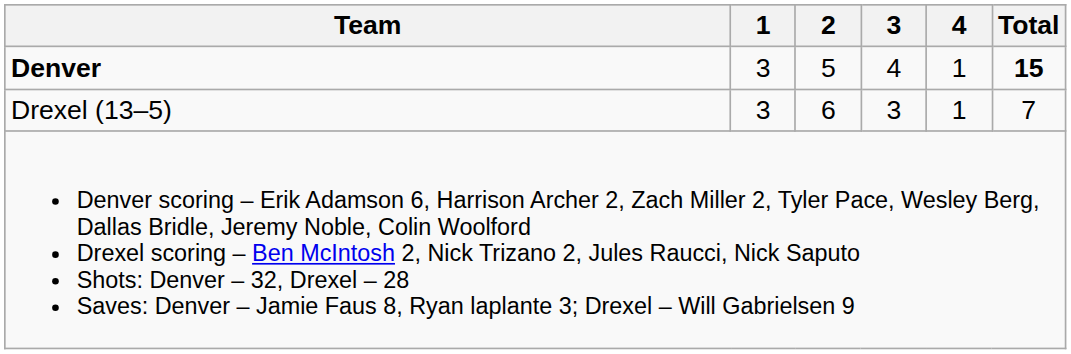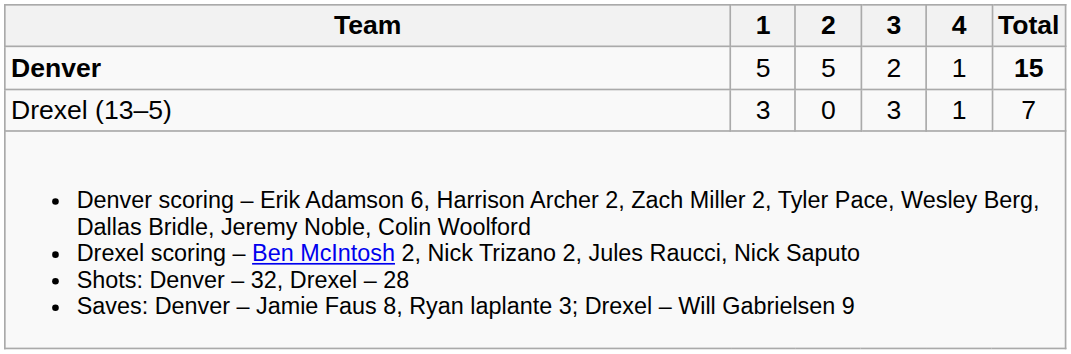(763, 67) 3 -> (763, 67) 5
(894, 67) 4 -> (894, 67) 2
(828, 109) 6 -> (828, 109) 0
